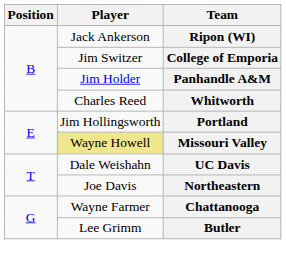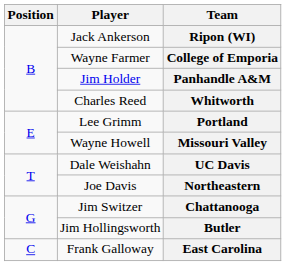(110, 57) Jim Switzer -> (110, 57) Wayne Farmer
(110, 121) Jim Hollingsworth -> (110, 121) Lee Grimm
(110, 143) khaki background -> (110, 143) no background
(110, 206) Wayne Farmer -> (110, 206) Jim Switzer
(110, 228) Lee Grimm -> (110, 228) Jim Hollingsworth
+ row: (222, 249)
